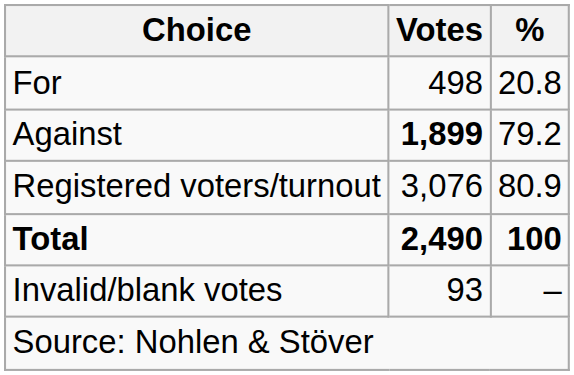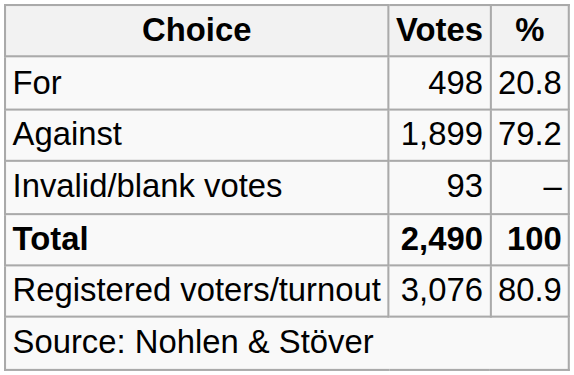(442, 134) bold -> (442, 134) normal
rows swapped: (148, 290) <-> (197, 186)
